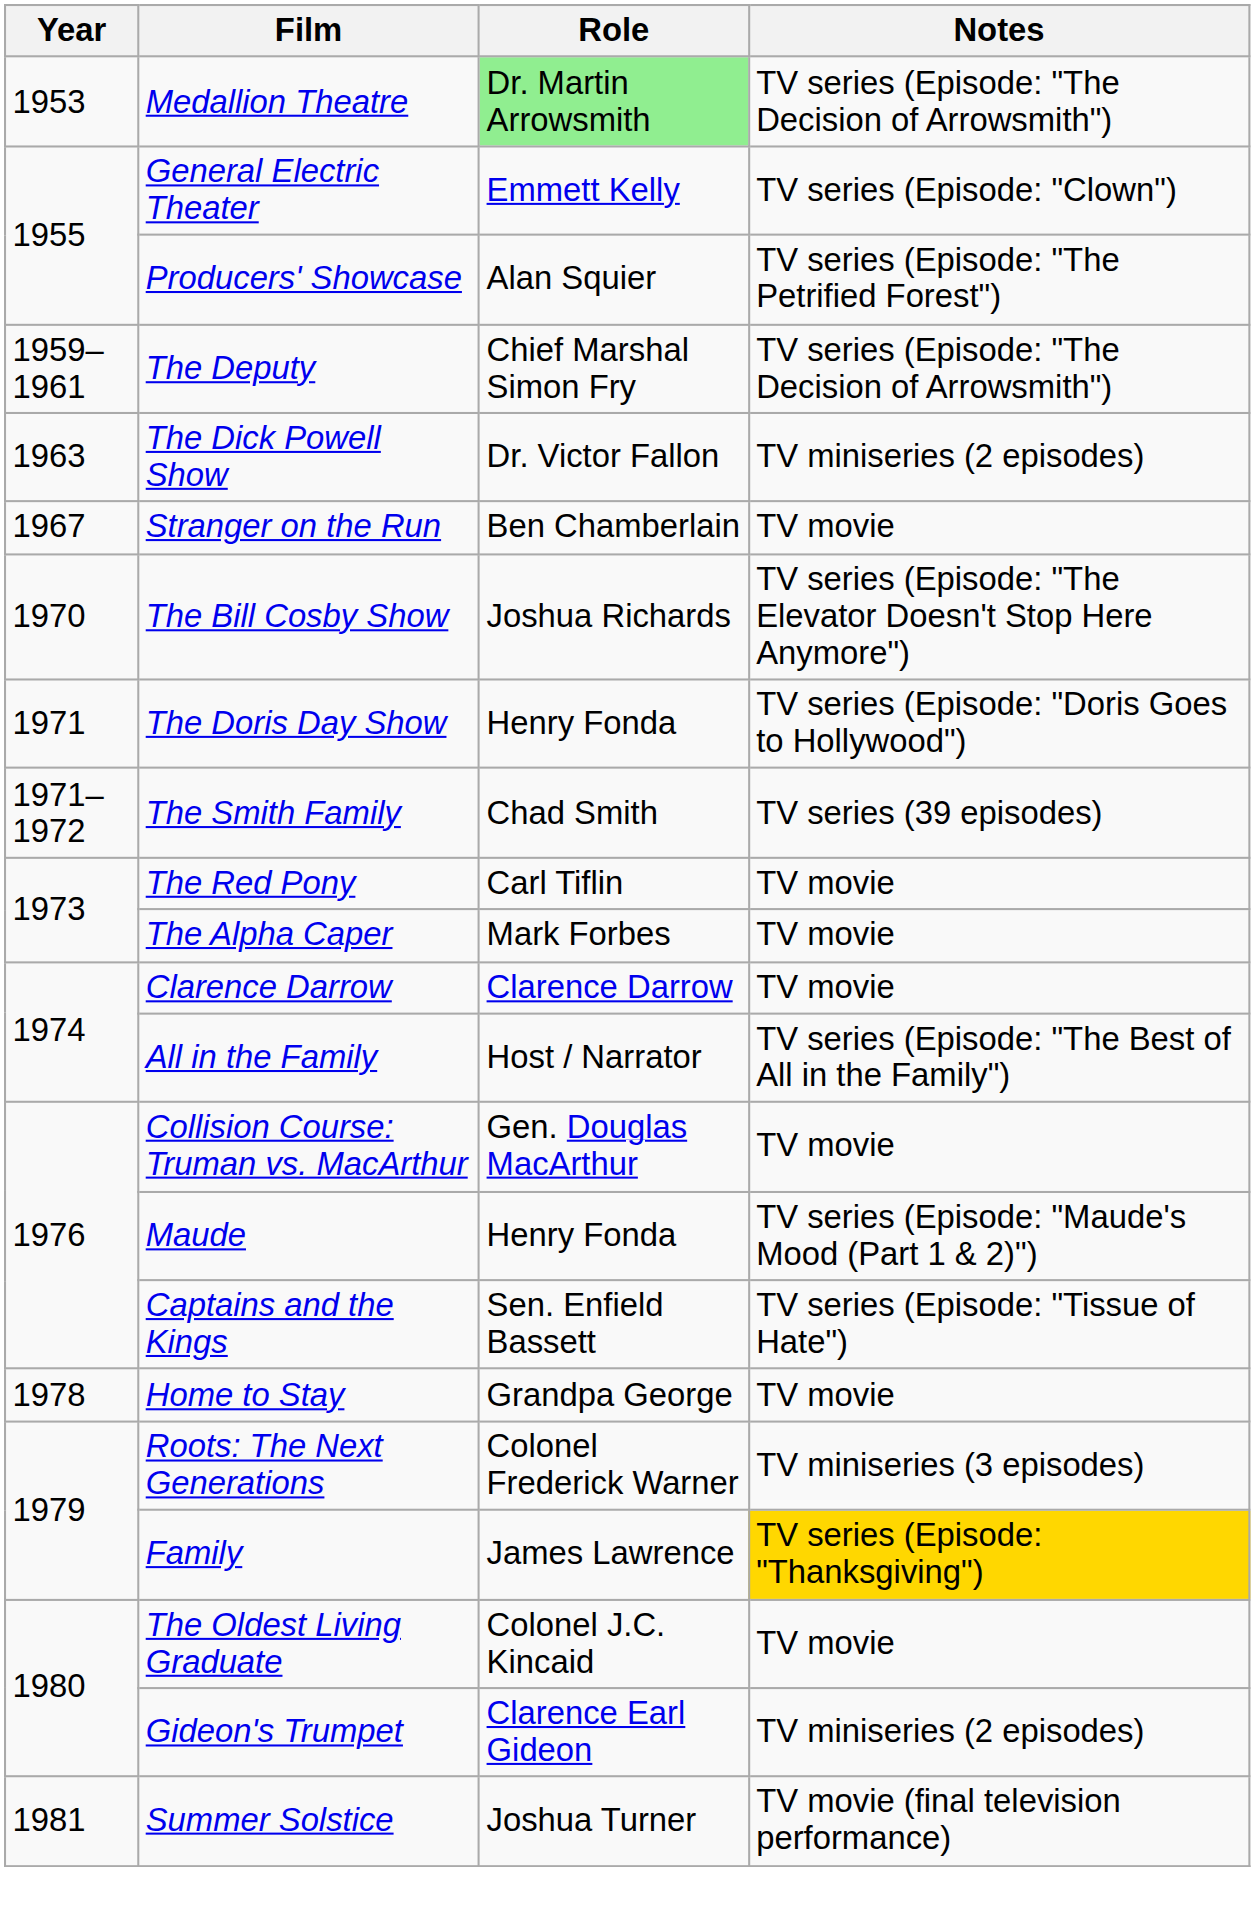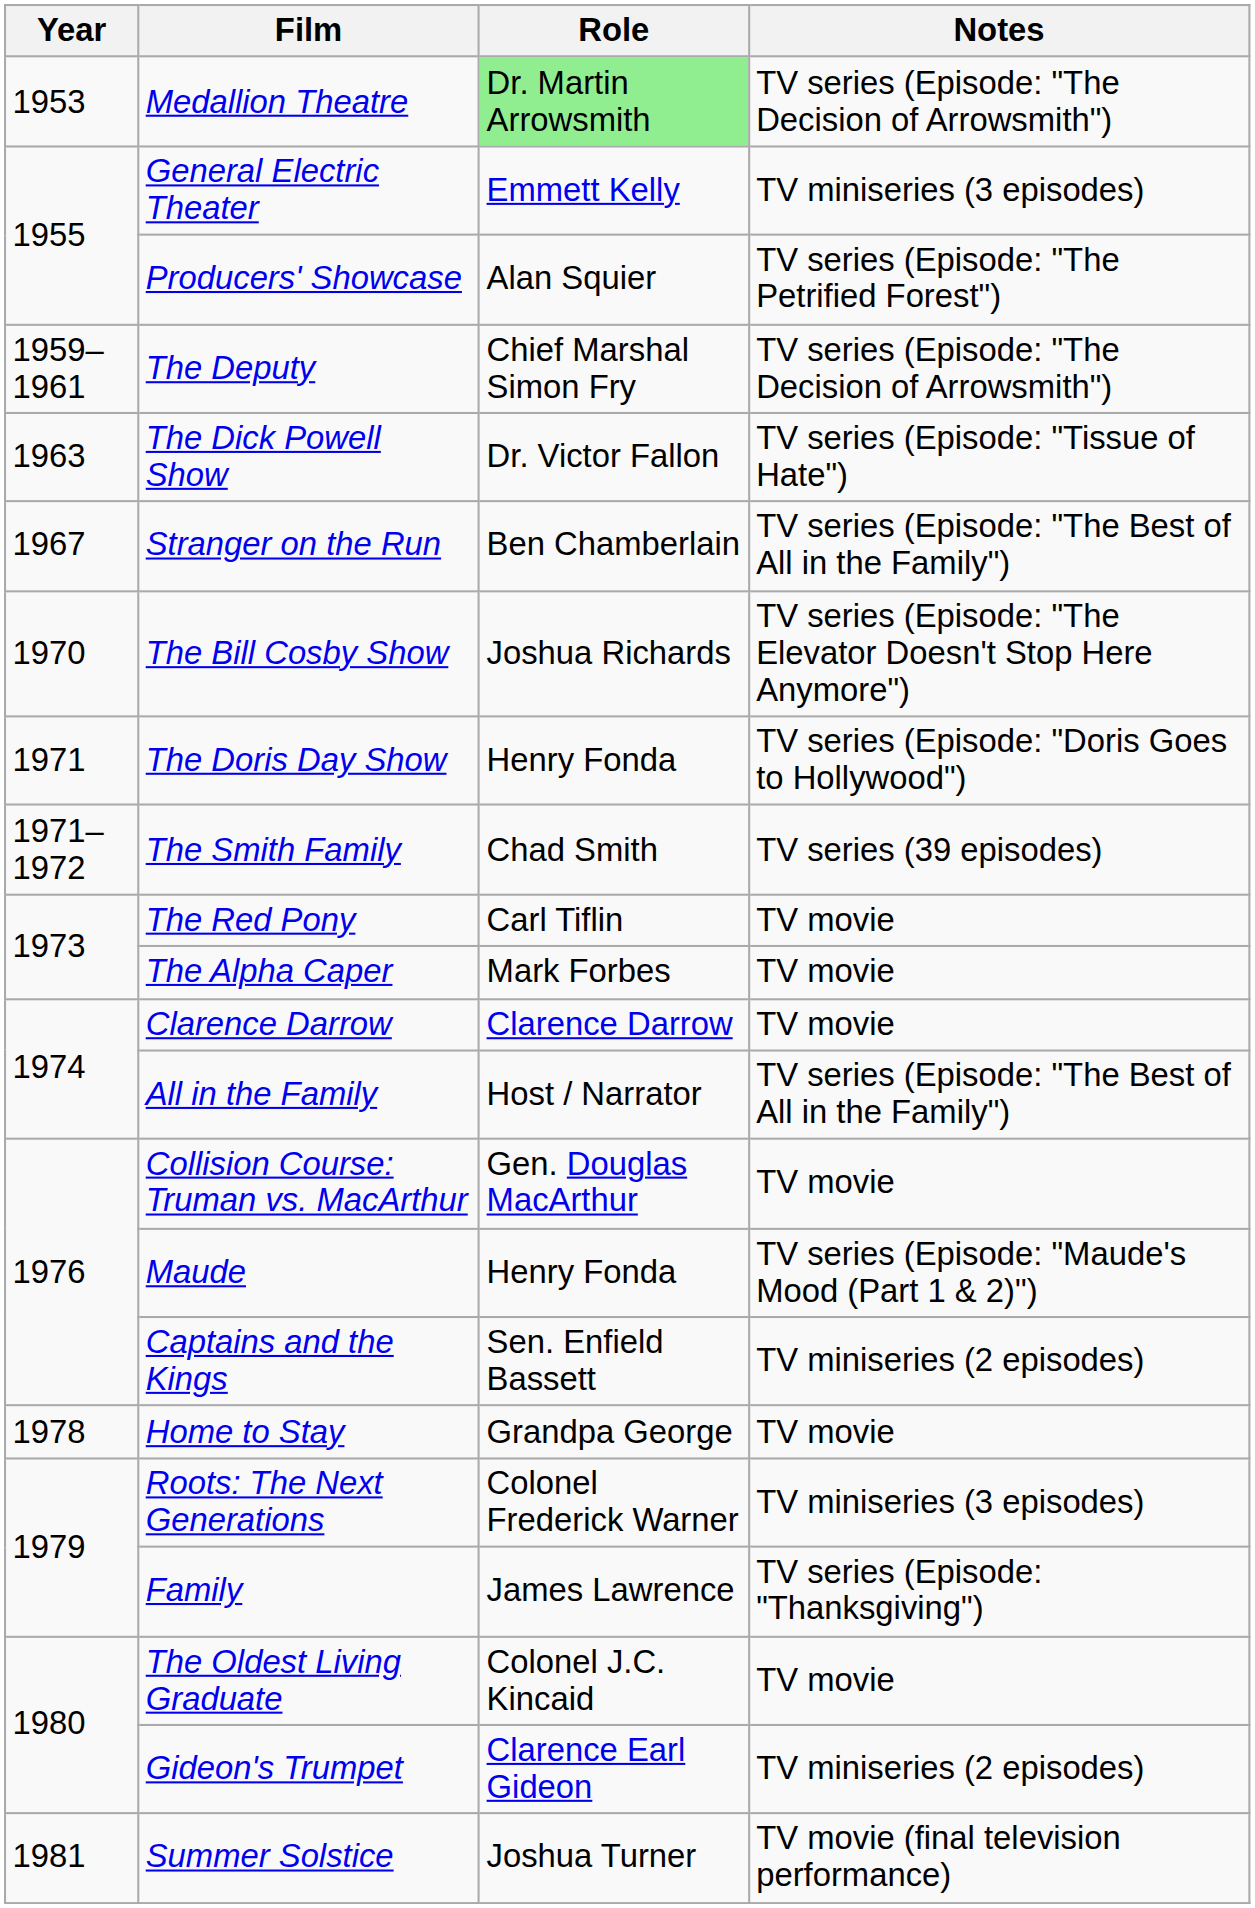(966, 189) TV series (Episode: "Clown") -> (950, 189) TV miniseries (3 episodes)
(950, 456) TV miniseries (2 episodes) -> (976, 456) TV series (Episode: "Tissue of Hate")
(825, 527) TV movie -> (994, 545) TV series (Episode: "The Best of All in the Family")
(976, 1324) TV series (Episode: "Tissue of Hate") -> (950, 1360) TV miniseries (2 episodes)
(899, 1553) gold background -> (899, 1590) no background
